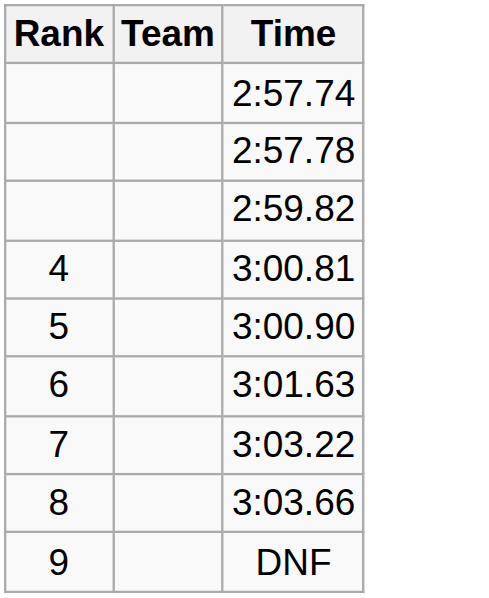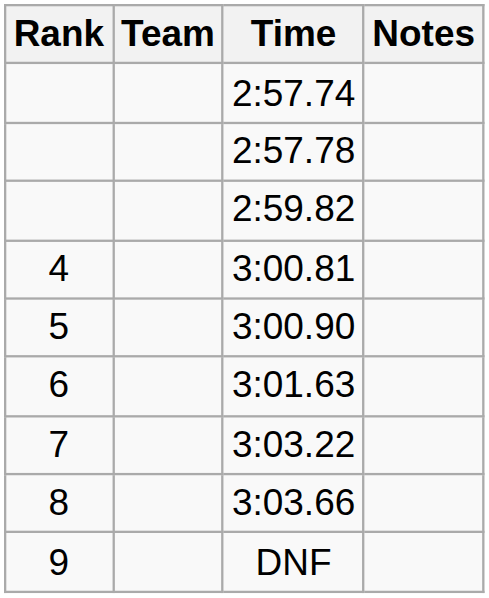+ column: (424, 33)
